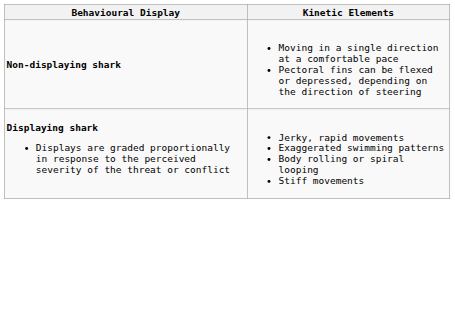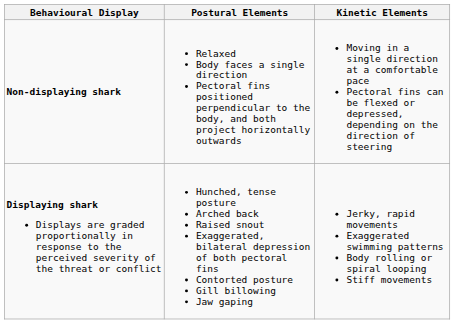+ column: (240, 12)
